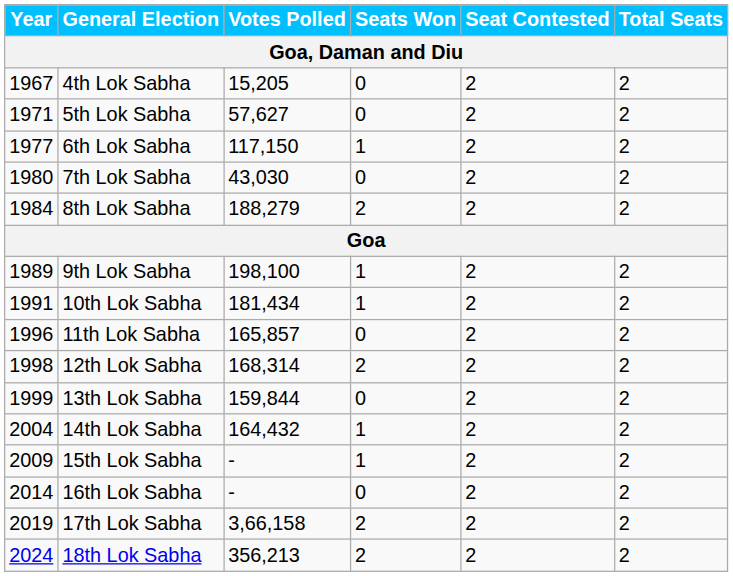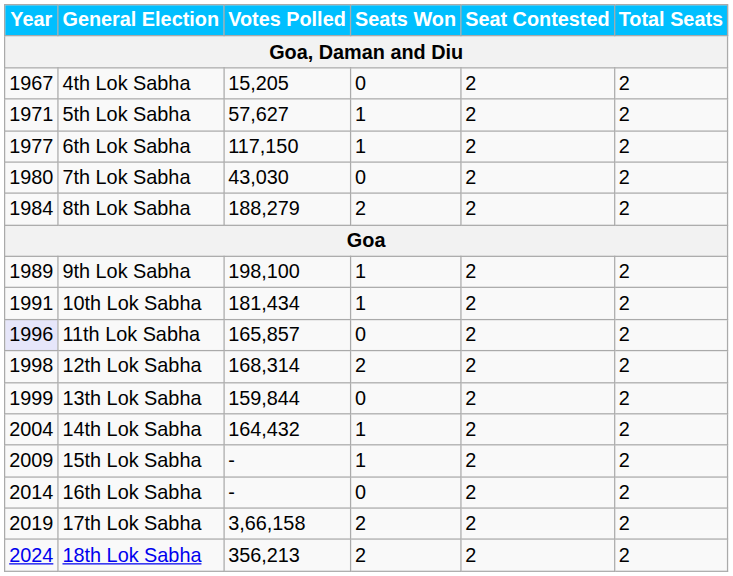(360, 114) 0 -> (360, 114) 1
(31, 334) no background -> (31, 334) lavender background
